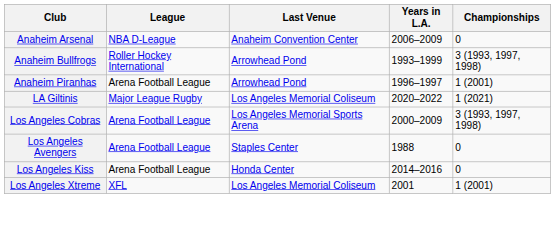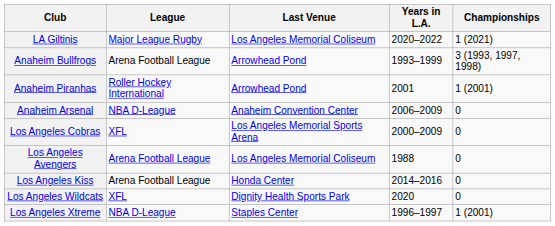rows swapped: (55, 39) <-> (55, 99)
(140, 61) Roller Hockey International -> (159, 61) Arena Football League
(159, 83) Arena Football League -> (140, 88) Roller Hockey International
(417, 83) 1996–1997 -> (403, 88) 2001
(159, 120) Arena Football League -> (118, 132) XFL
(488, 120) 3 (1993, 1997, 1998) -> (458, 132) 0
(265, 148) Staples Center -> (303, 159) Los Angeles Memorial Coliseum
+ row: (55, 197)
(118, 185) XFL -> (142, 213) NBA D-League
(303, 185) Los Angeles Memorial Coliseum -> (265, 213) Staples Center
(403, 185) 2001 -> (417, 213) 1996–1997
